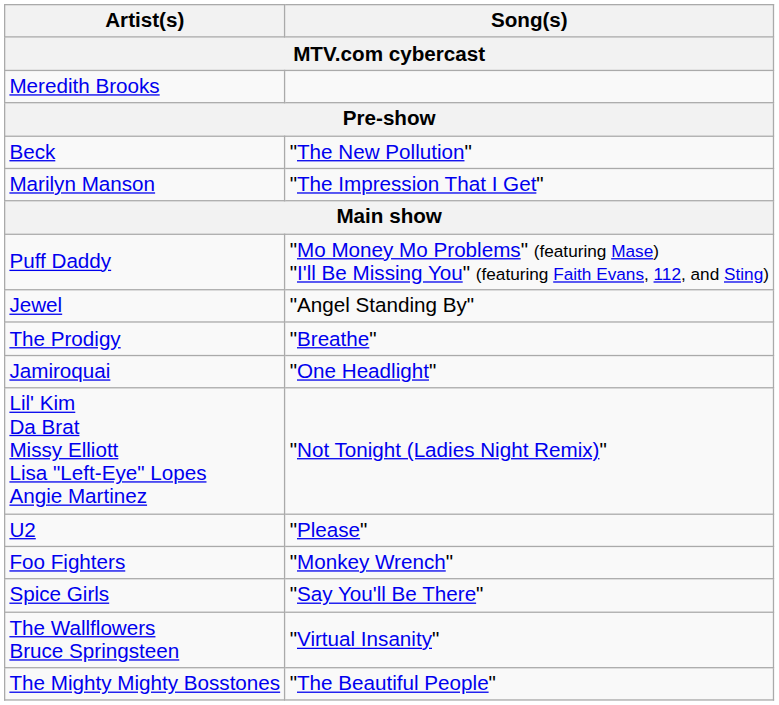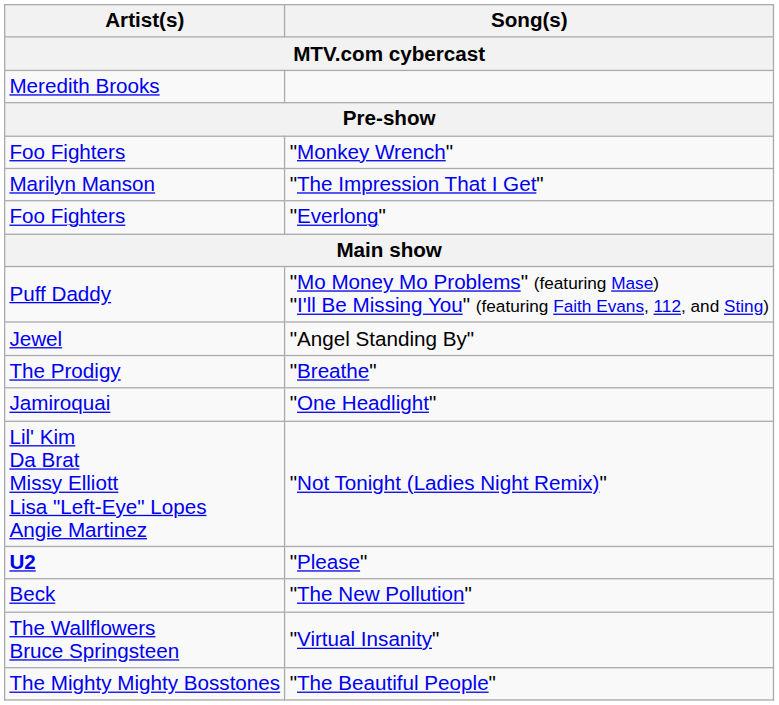rows swapped: (371, 562) <-> (381, 151)
+ row: (338, 217)
(23, 529) normal -> (23, 562) bold
- row: (387, 595)
